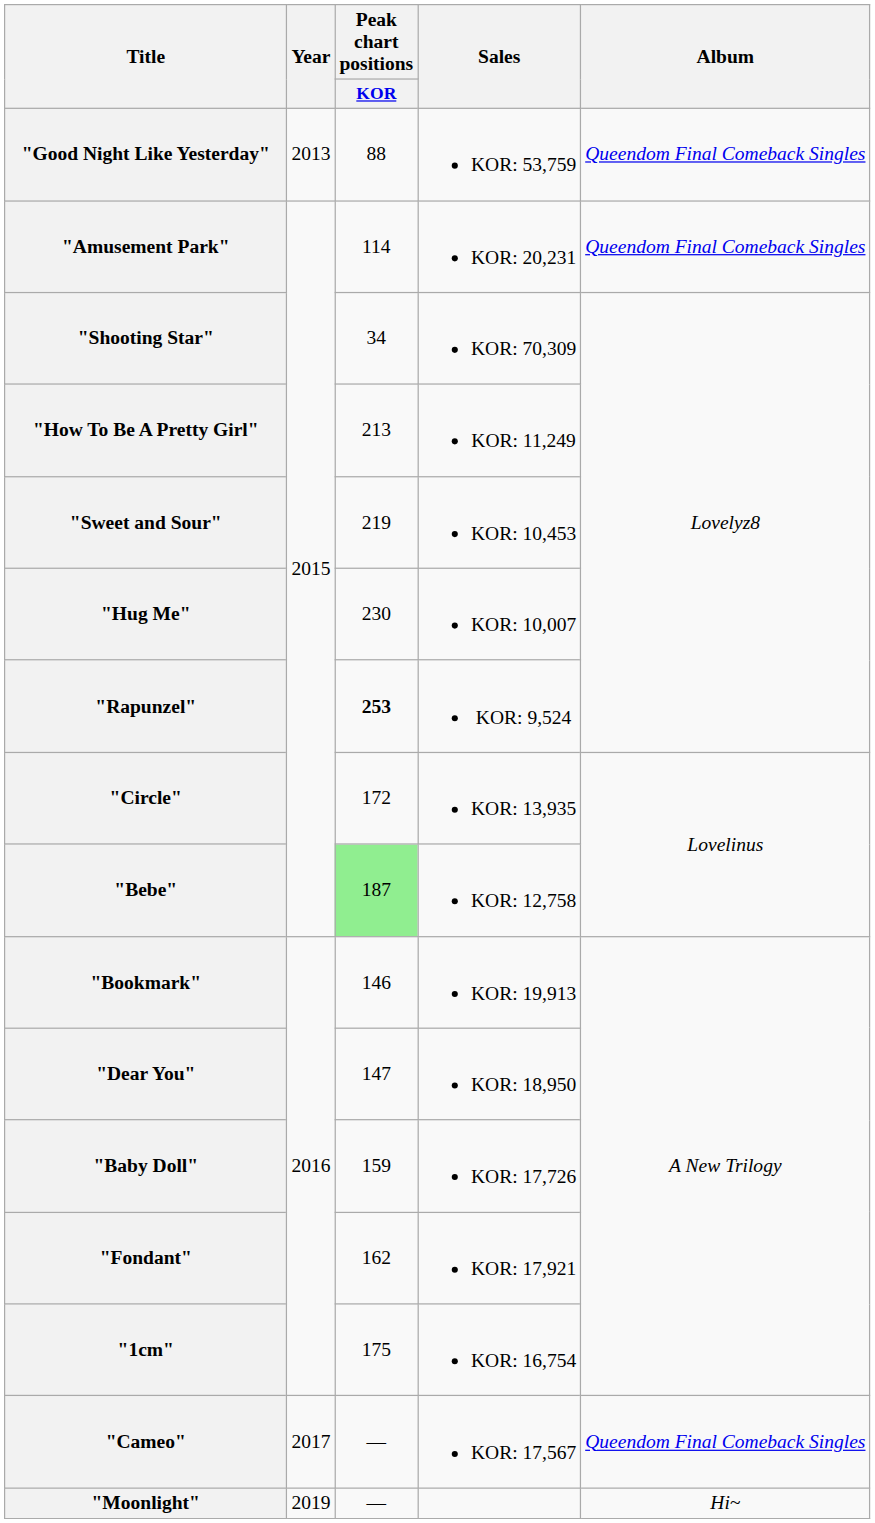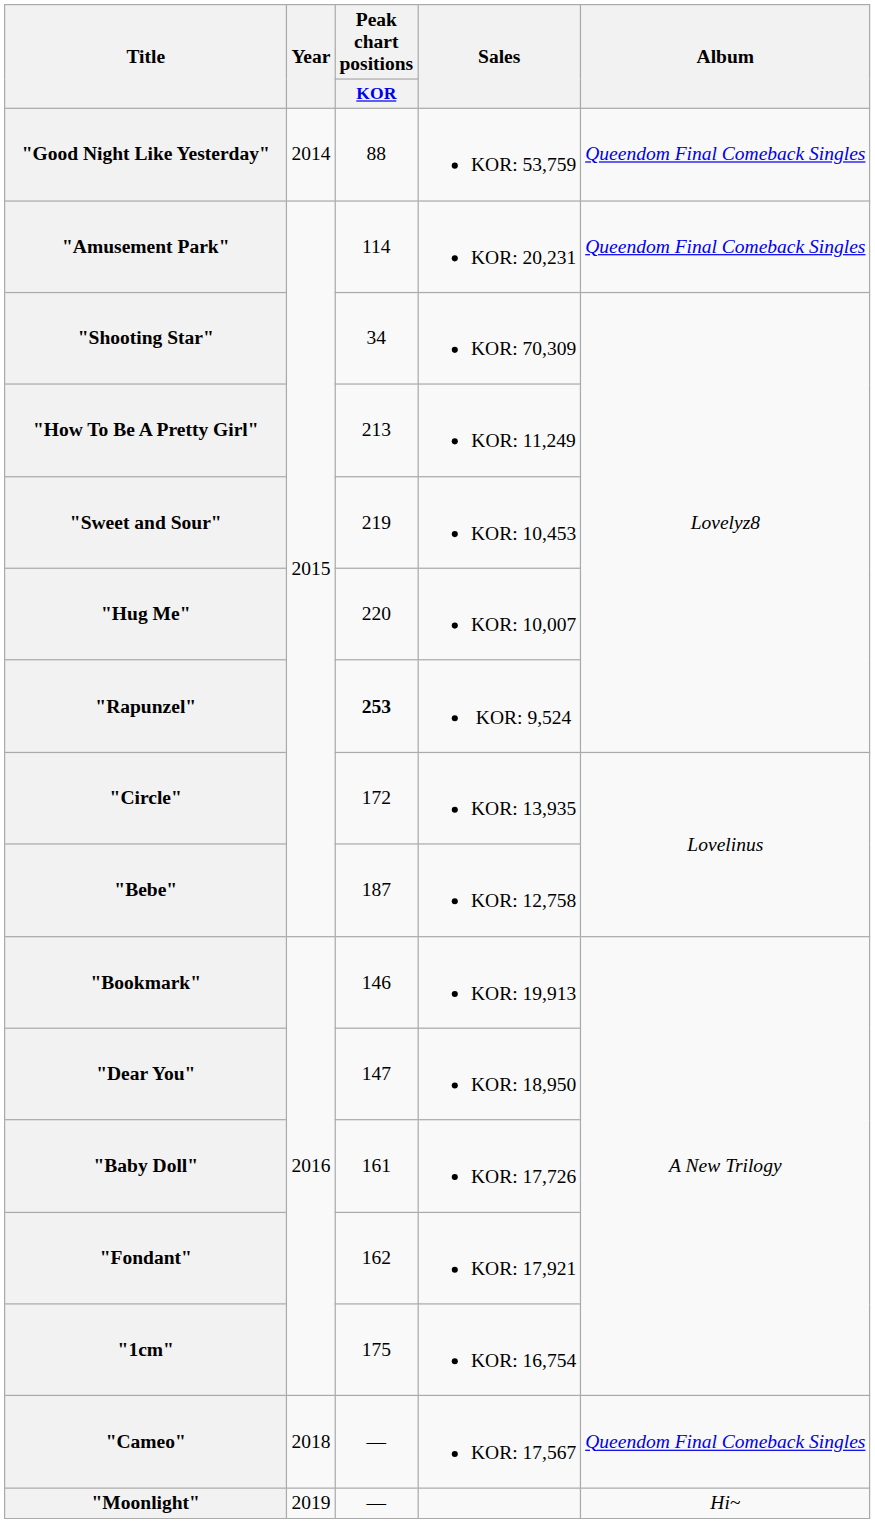(311, 154) 2013 -> (311, 154) 2014
(376, 614) 230 -> (376, 614) 220
(376, 889) lightgreen background -> (376, 889) no background
(376, 1165) 159 -> (376, 1165) 161
(311, 1441) 2017 -> (311, 1441) 2018
